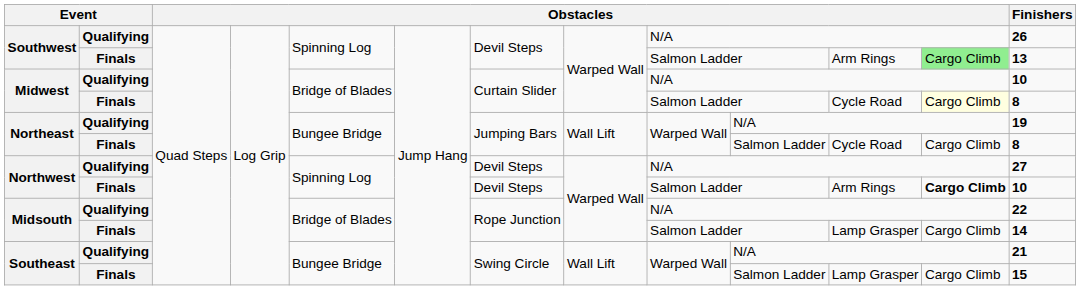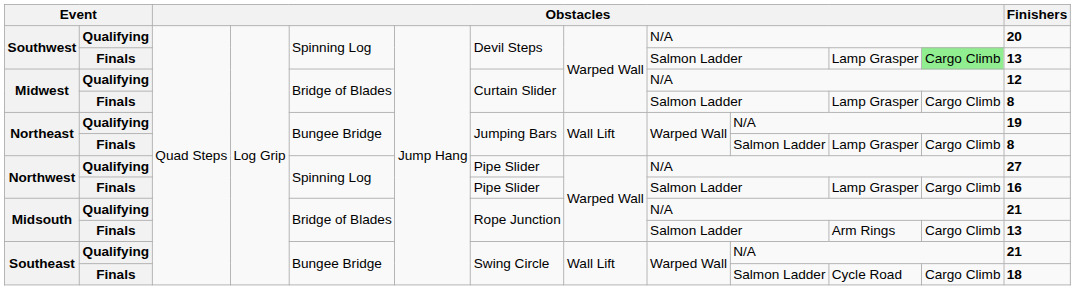(1020, 36) 26 -> (1014, 36) 20
(863, 58) Arm Rings -> (875, 58) Lamp Grasper
(1020, 79) 10 -> (1014, 79) 12
(867, 101) Cycle Road -> (875, 101) Lamp Grasper
(963, 101) lightyellow background -> (963, 101) no background
(867, 144) Cycle Road -> (875, 144) Lamp Grasper
(508, 166) Devil Steps -> (507, 166) Pipe Slider
(508, 187) Devil Steps -> (507, 187) Pipe Slider
(863, 187) Arm Rings -> (875, 187) Lamp Grasper
(965, 187) bold -> (963, 187) normal
(1020, 187) 10 -> (1014, 187) 16
(1020, 209) 22 -> (1014, 209) 21
(875, 230) Lamp Grasper -> (863, 230) Arm Rings
(1020, 230) 14 -> (1014, 230) 13
(875, 274) Lamp Grasper -> (867, 274) Cycle Road
(1020, 274) 15 -> (1014, 274) 18
